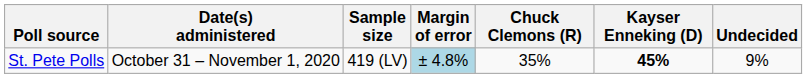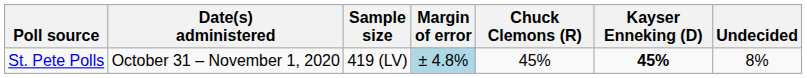(535, 61) 35% -> (535, 61) 45%
(757, 61) 9% -> (757, 61) 8%
